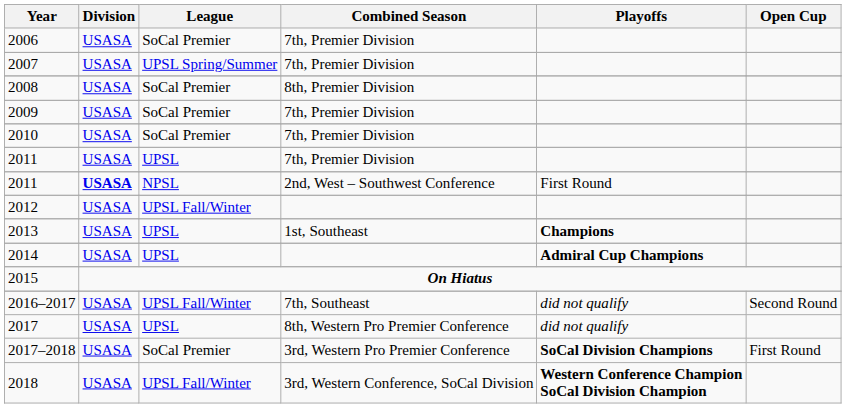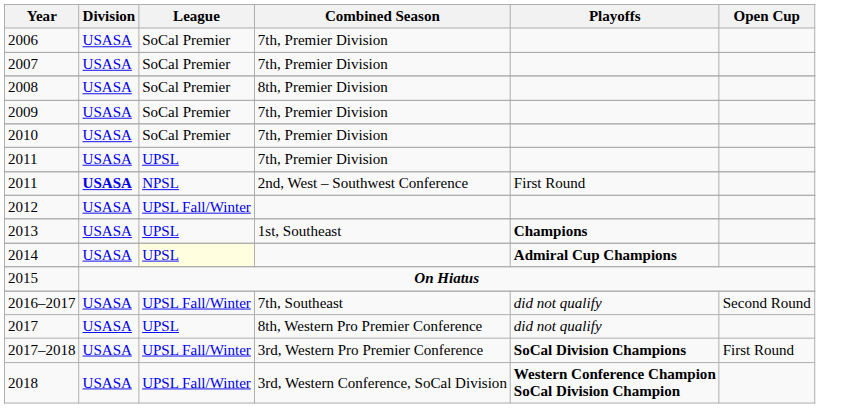(210, 64) UPSL Spring/Summer -> (186, 64) SoCal Premier
(161, 254) no background -> (161, 254) lightyellow background
(186, 350) SoCal Premier -> (196, 350) UPSL Fall/Winter
